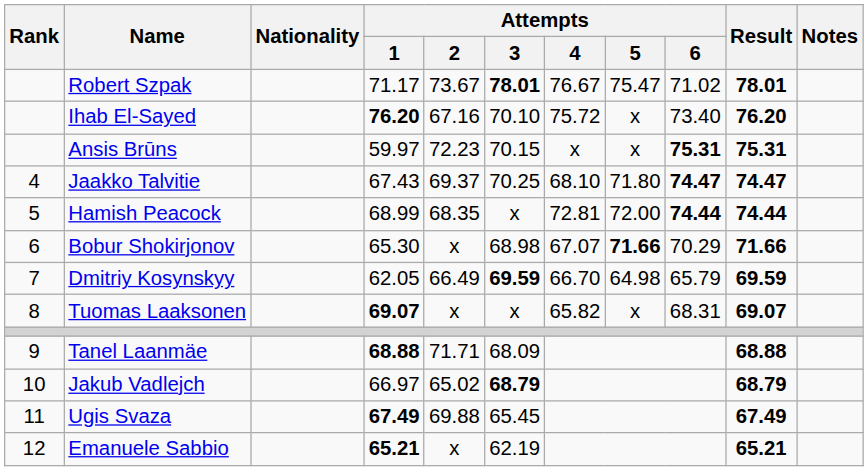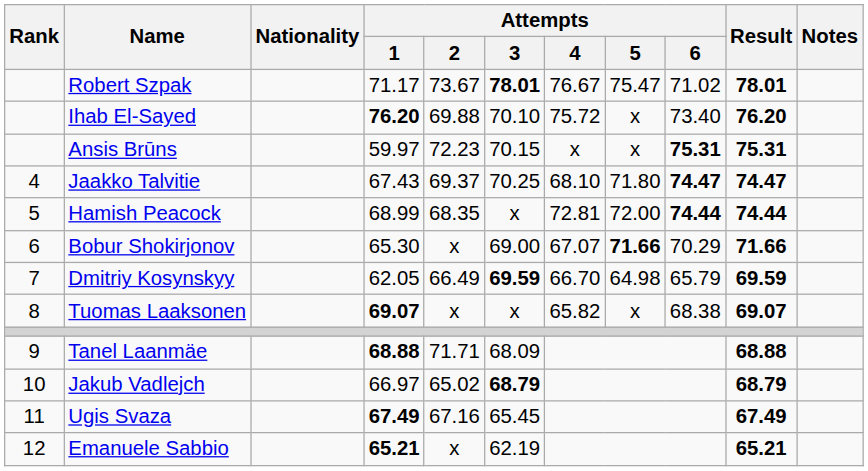(454, 117) 67.16 -> (454, 117) 69.88
(515, 246) 68.98 -> (515, 246) 69.00
(695, 310) 68.31 -> (695, 310) 68.38
(454, 416) 69.88 -> (454, 416) 67.16
